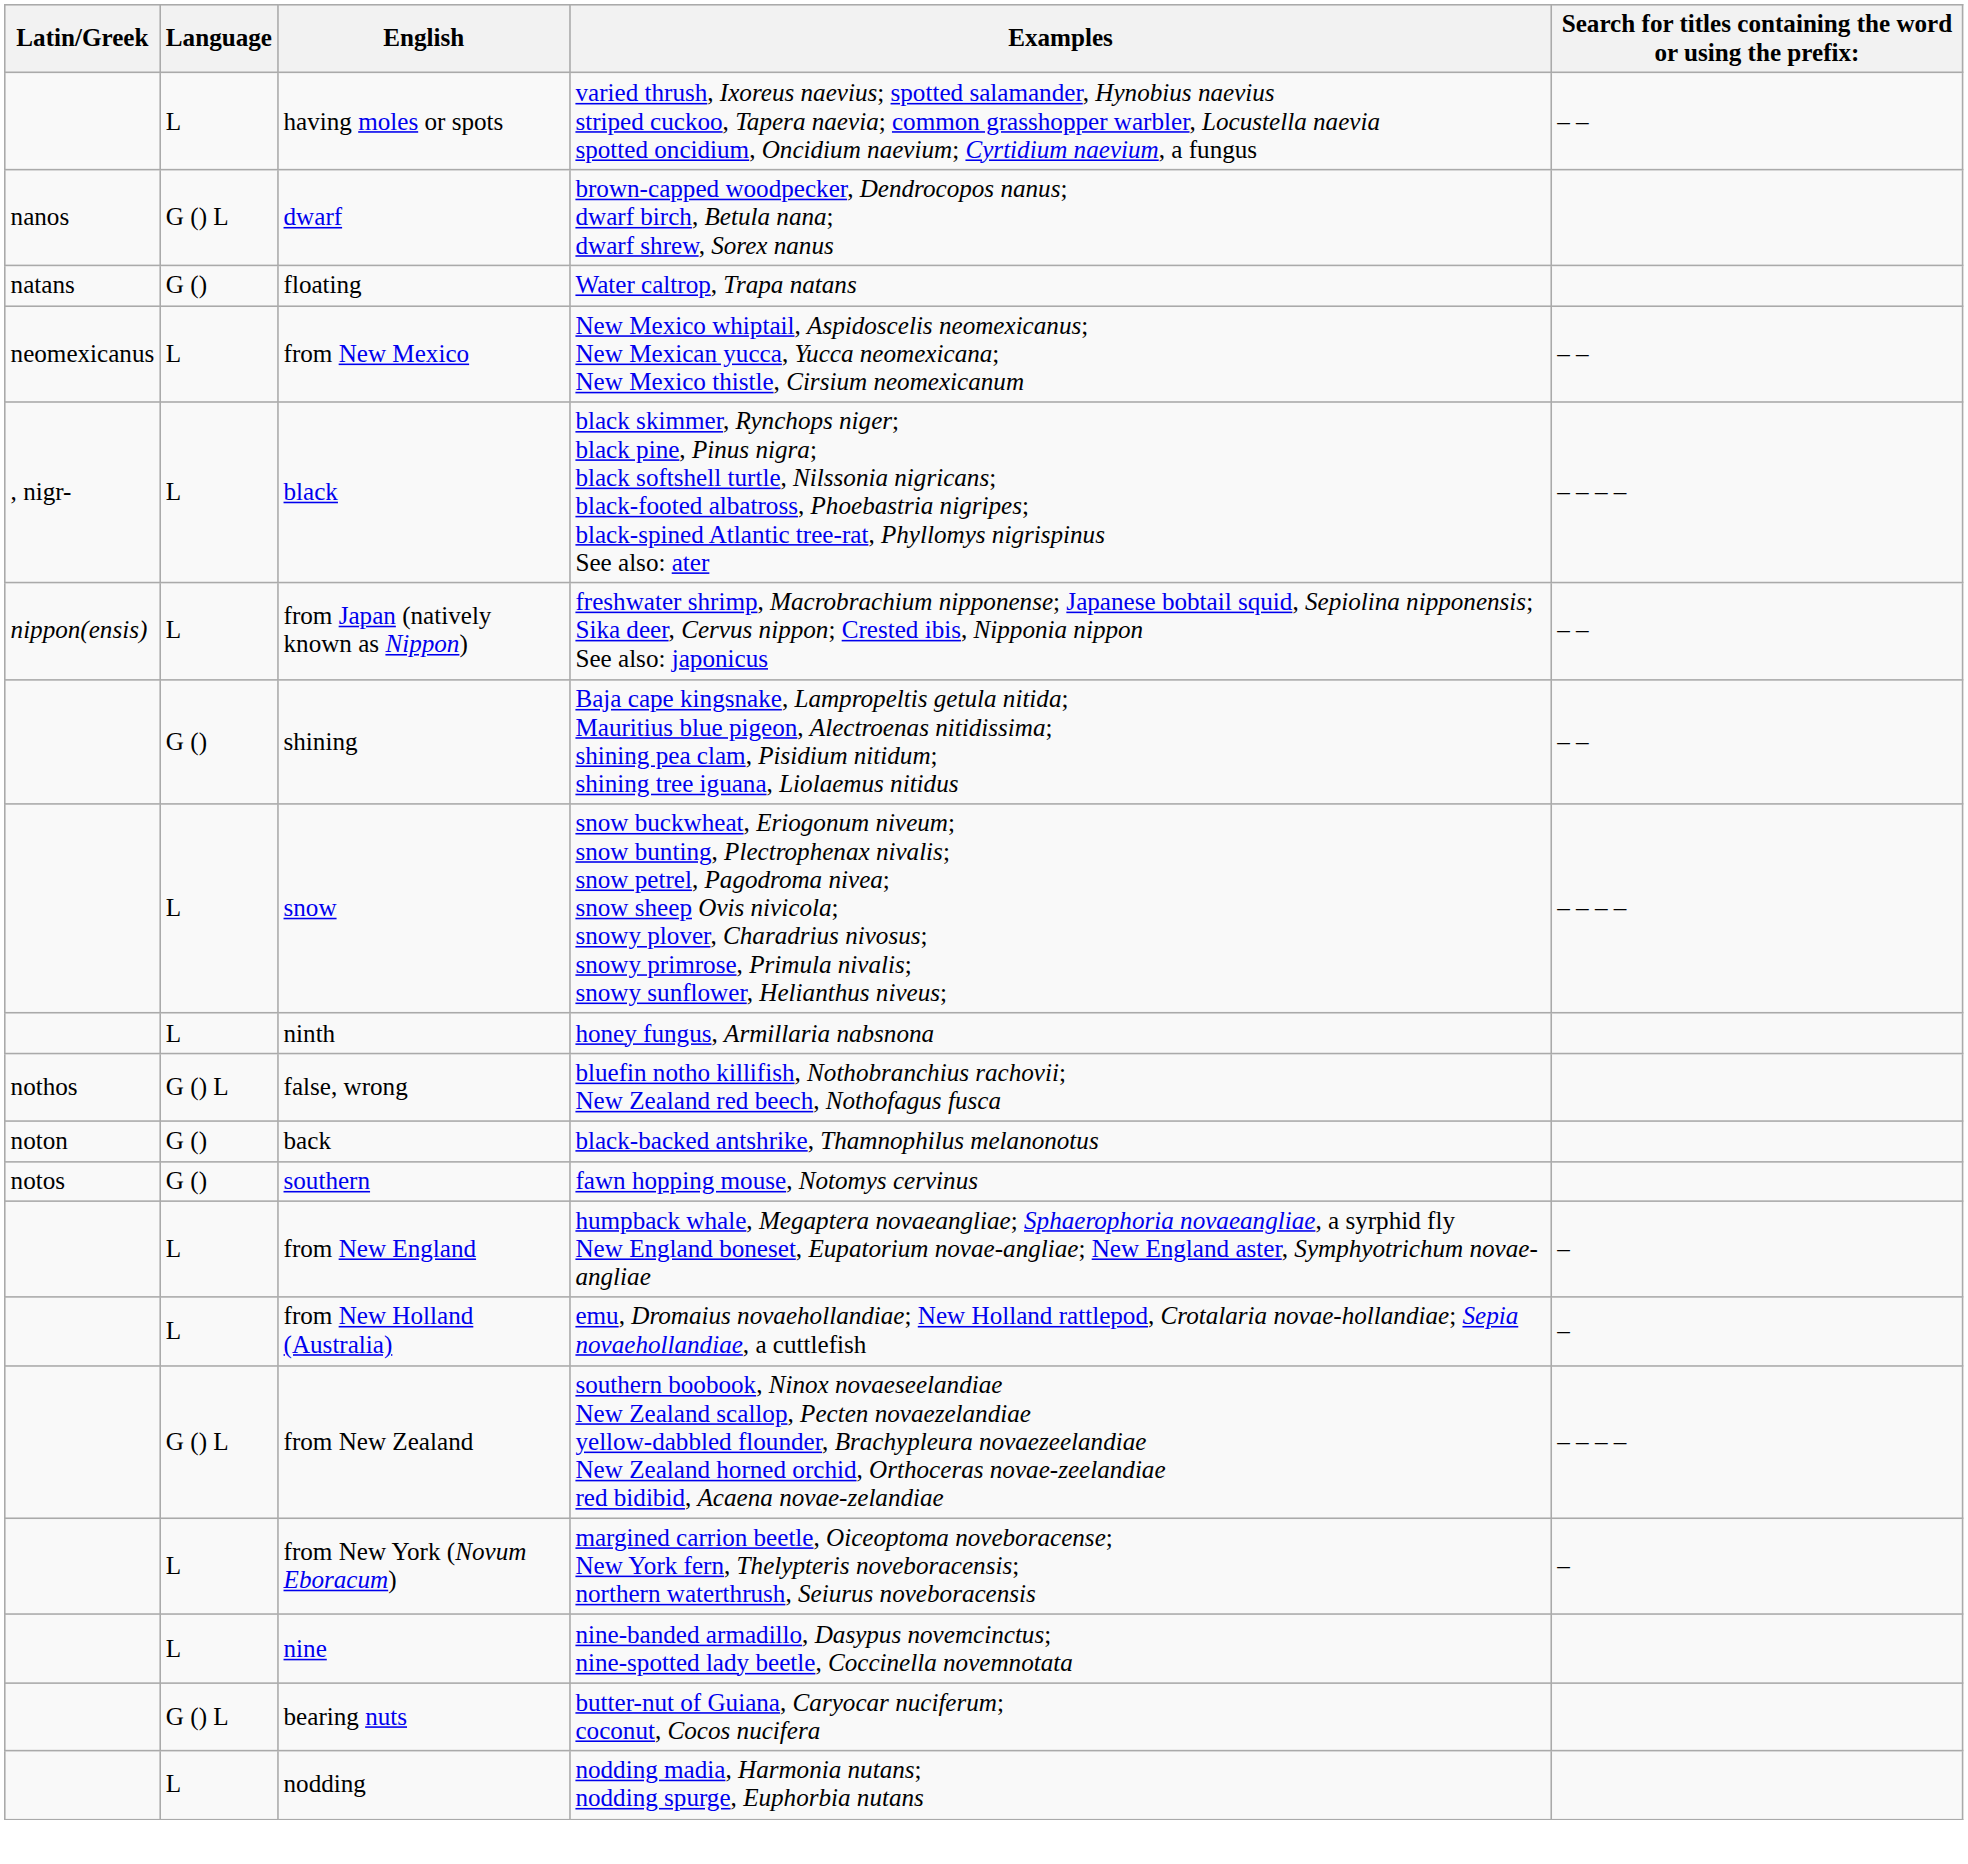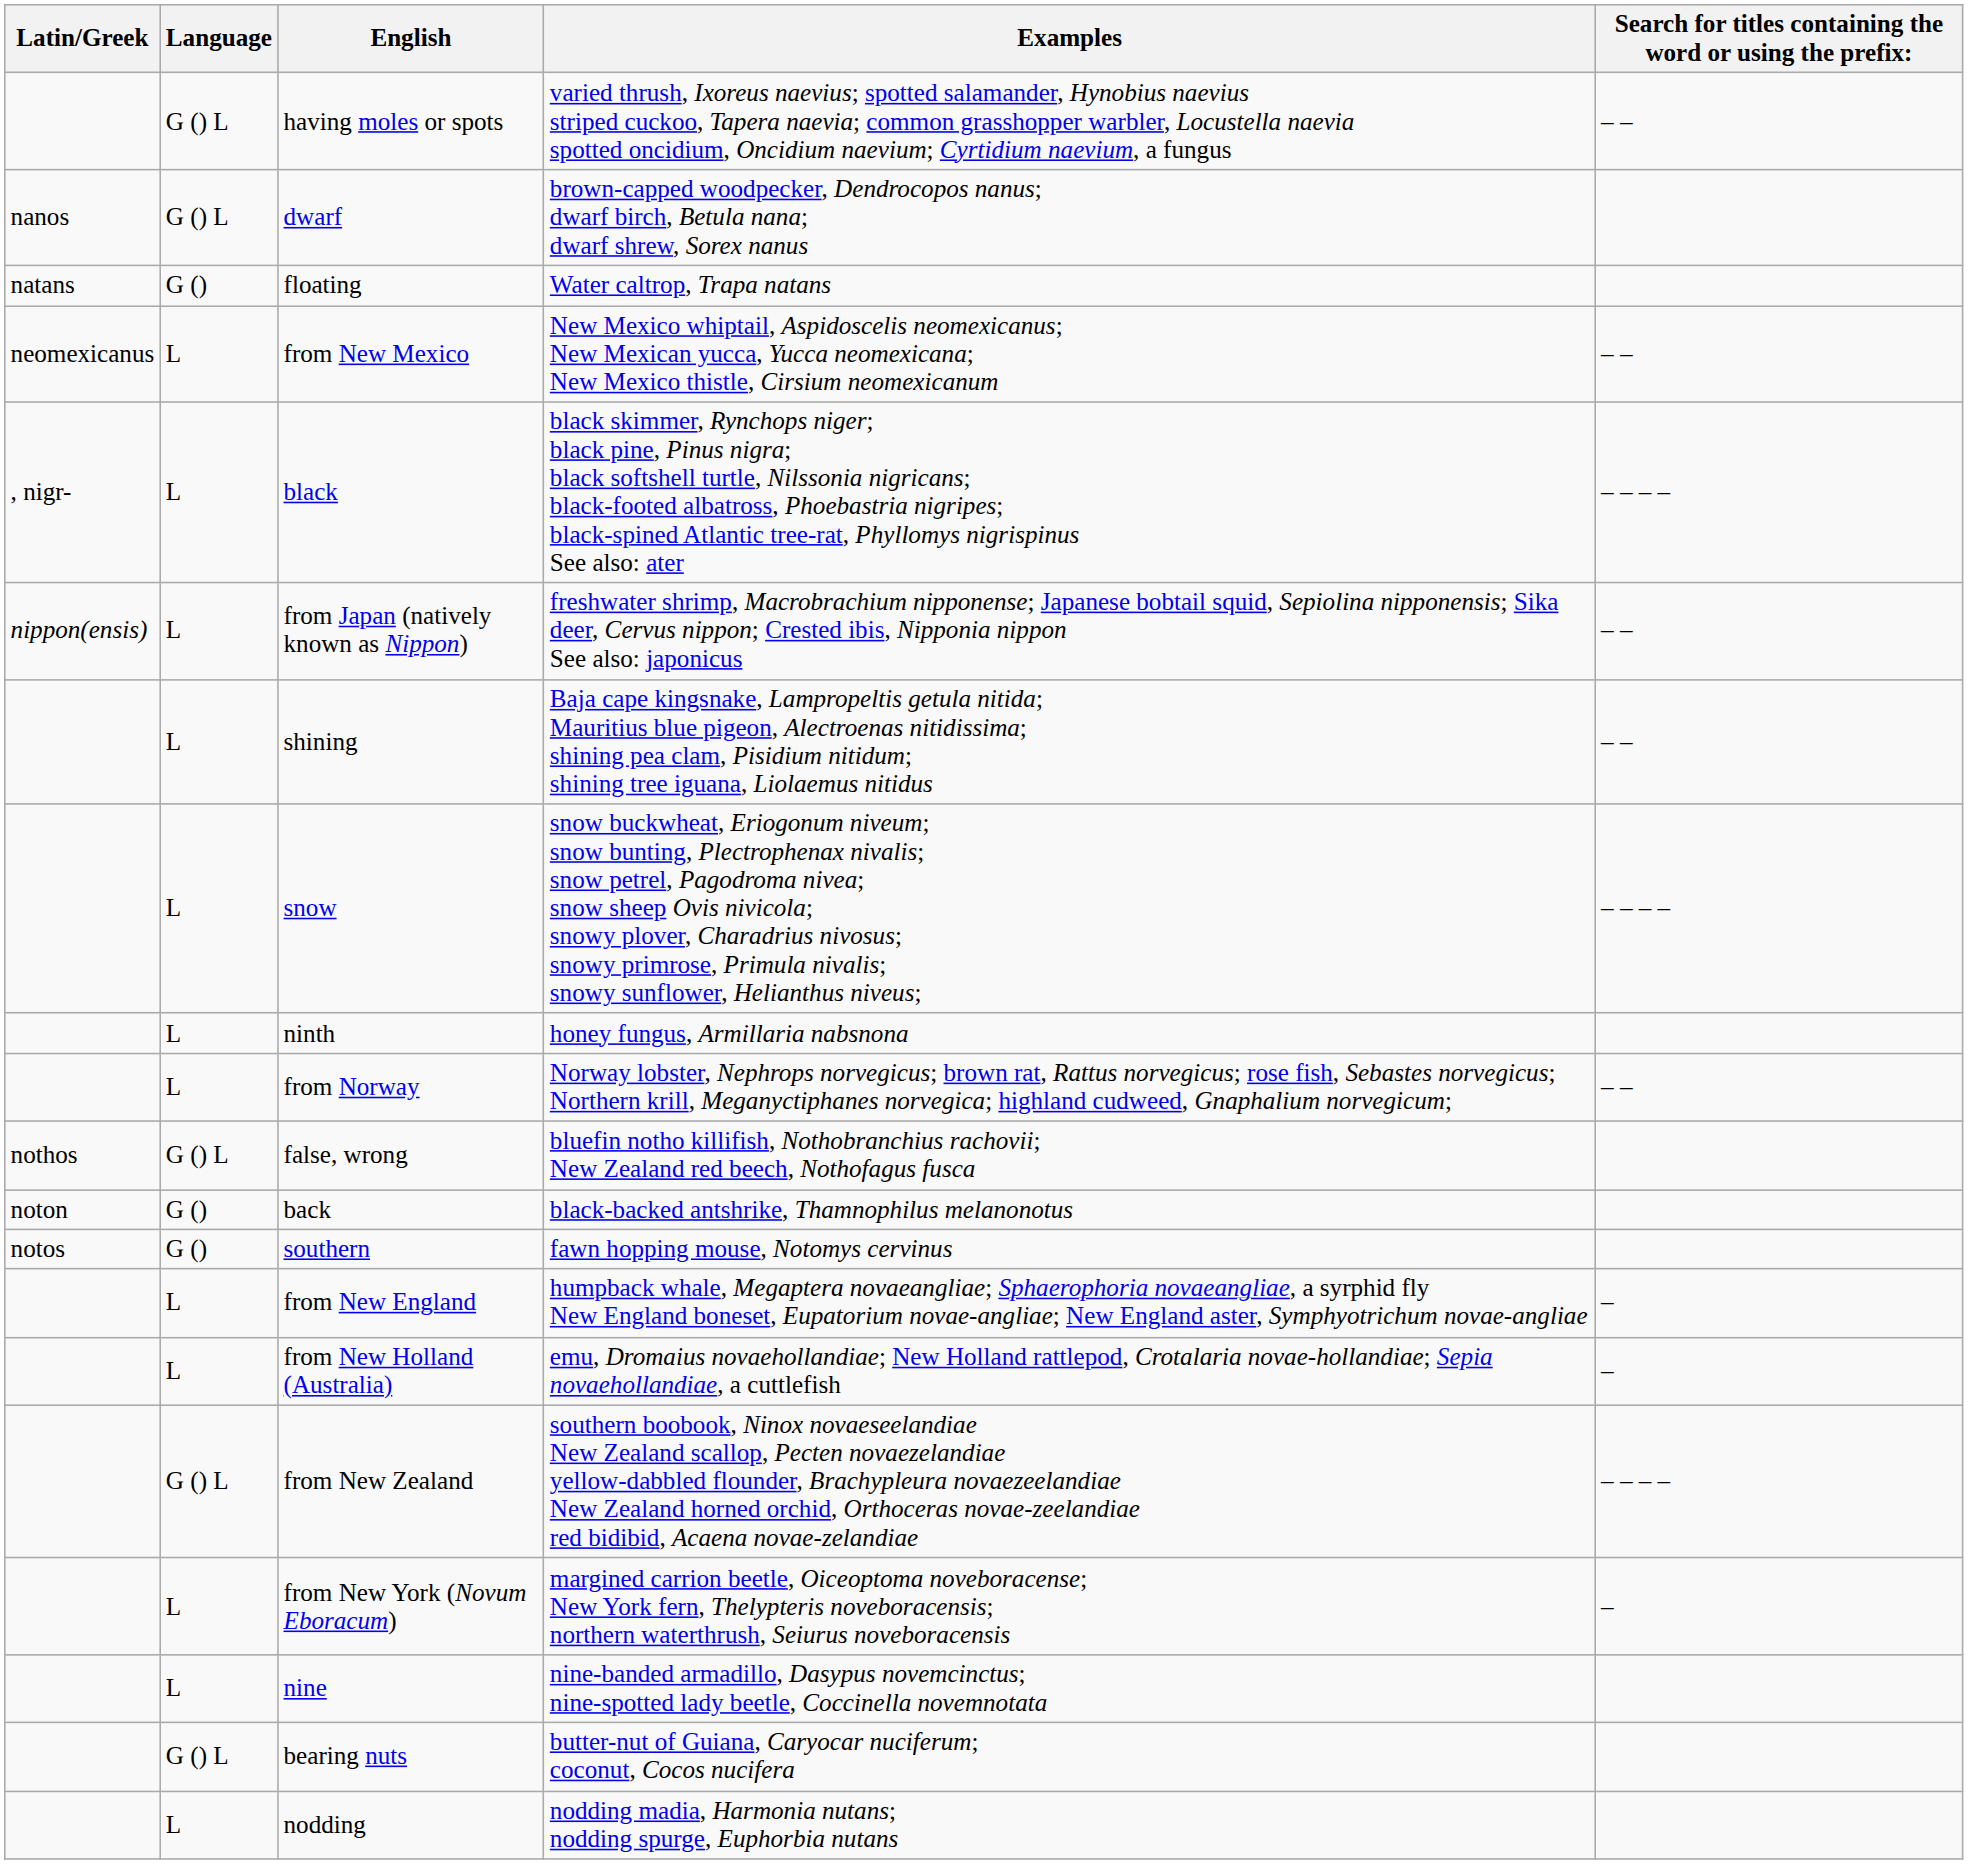(174, 120) L -> (197, 120) G () L
(186, 741) G () -> (174, 741) L
+ row: (352, 1086)
